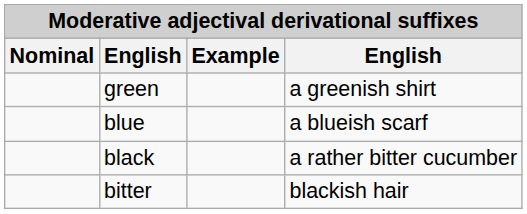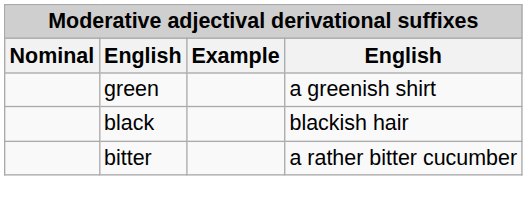- row: (124, 123)
(403, 157) a rather bitter cucumber -> (349, 123) blackish hair
(349, 191) blackish hair -> (403, 157) a rather bitter cucumber
